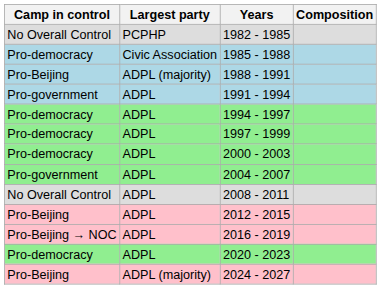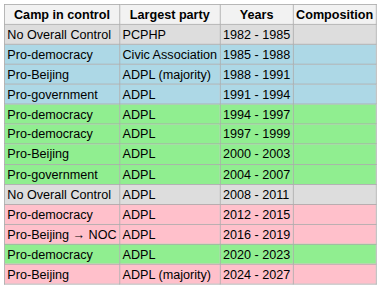(50, 154) Pro-democracy -> (38, 154) Pro-Beijing
(38, 214) Pro-Beijing -> (50, 214) Pro-democracy
